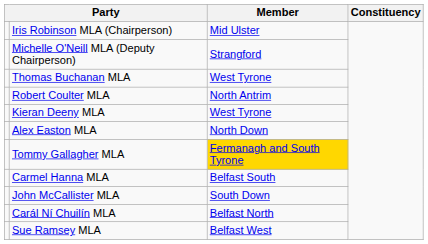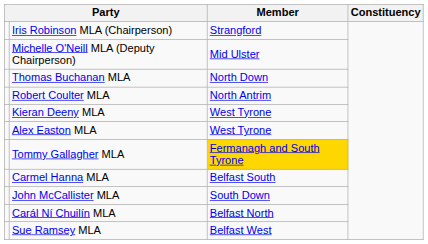(235, 30) Mid Ulster -> (236, 30) Strangford
(236, 54) Strangford -> (235, 54) Mid Ulster
(241, 78) West Tyrone -> (239, 78) North Down
(239, 130) North Down -> (241, 130) West Tyrone
